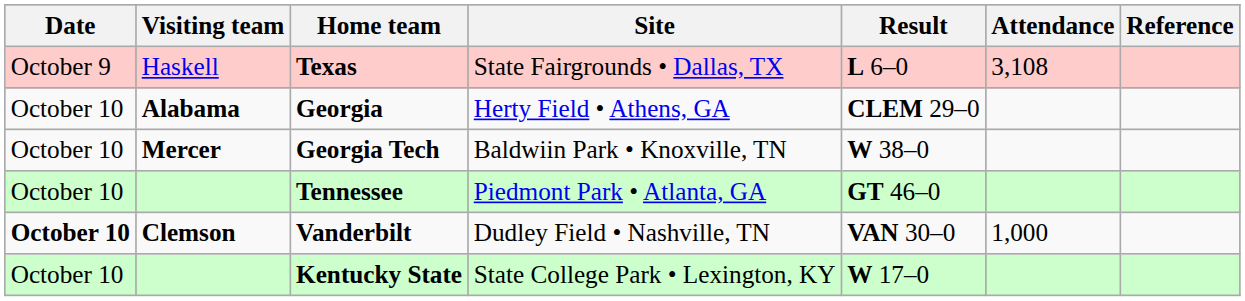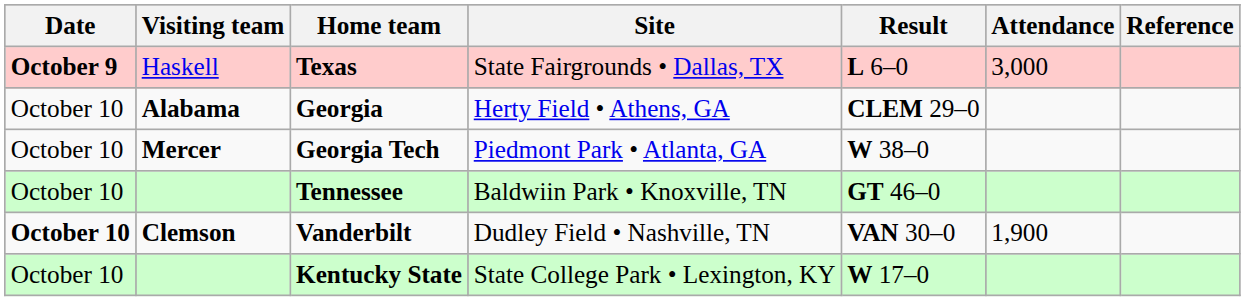(61, 67) normal -> (64, 67) bold
(1020, 67) 3,108 -> (1020, 67) 3,000
(630, 150) Baldwiin Park • Knoxville, TN -> (620, 150) Piedmont Park • Atlanta, GA
(620, 191) Piedmont Park • Atlanta, GA -> (630, 191) Baldwiin Park • Knoxville, TN
(1020, 233) 1,000 -> (1020, 233) 1,900
